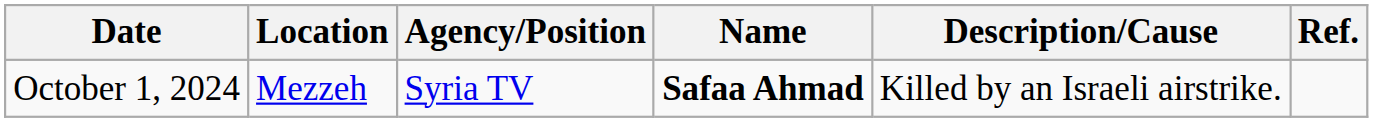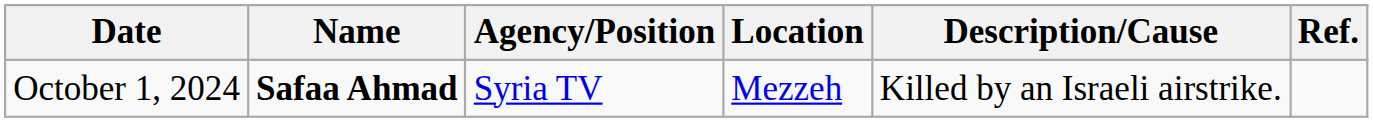columns swapped: (763, 32) <-> (322, 32)
